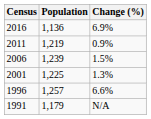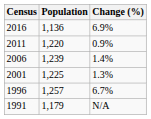(53, 43) 1,219 -> (53, 43) 1,220
(103, 59) 1.5% -> (103, 59) 1.4%
(103, 91) 6.6% -> (103, 91) 6.7%
